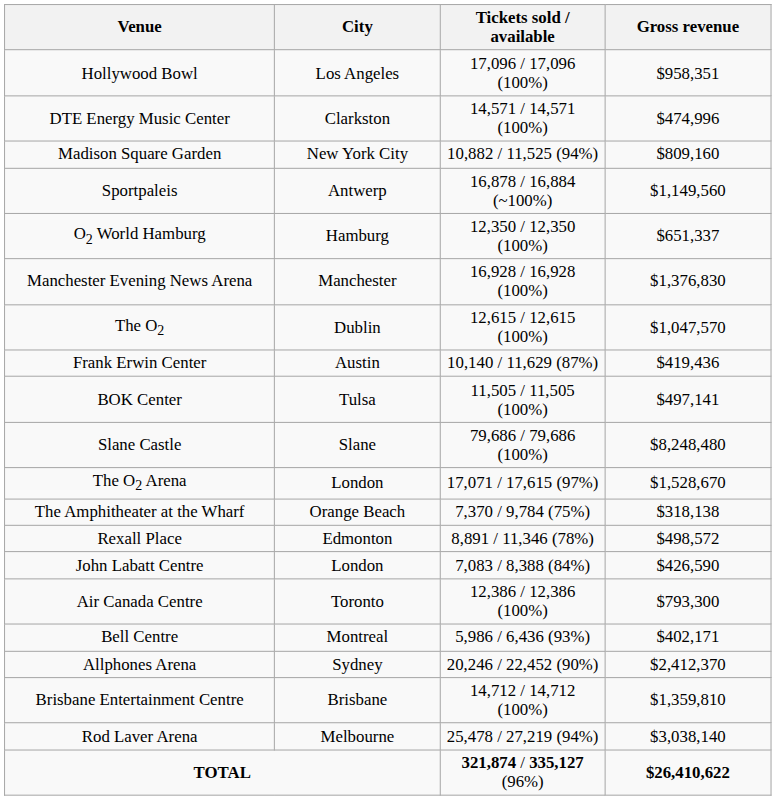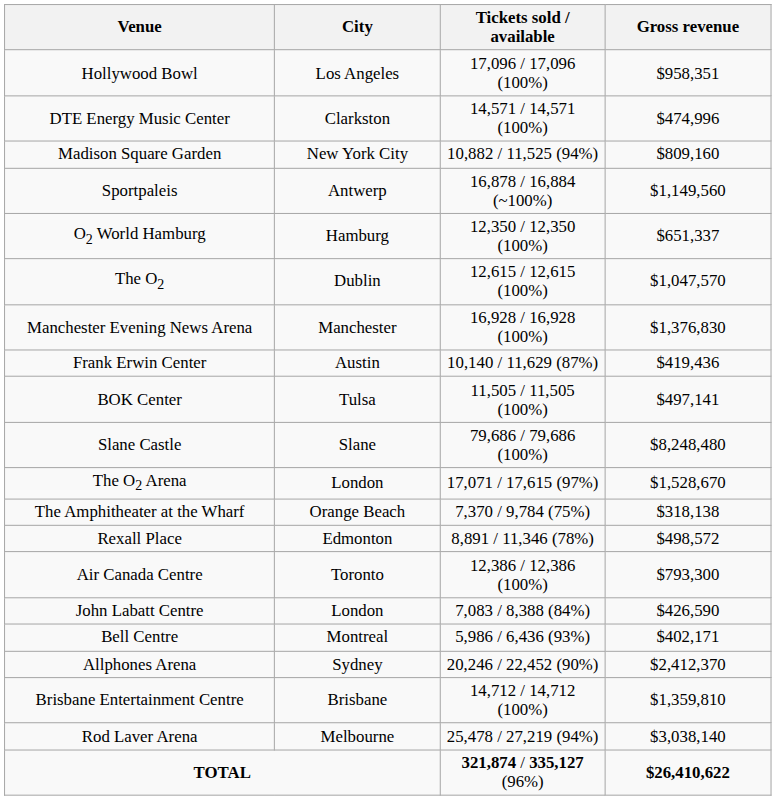rows swapped: (140, 327) <-> (140, 281)
rows swapped: (140, 565) <-> (140, 601)
